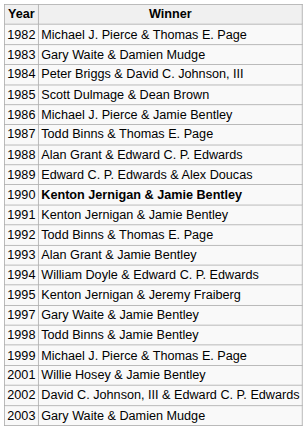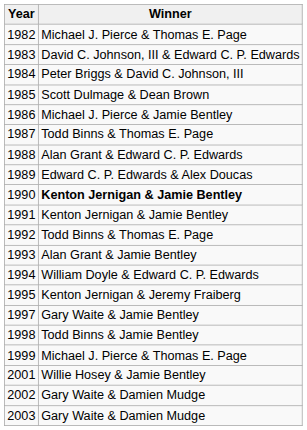(123, 54) Gary Waite & Damien Mudge -> (170, 54) David C. Johnson, III & Edward C. P. Edwards
(170, 395) David C. Johnson, III & Edward C. P. Edwards -> (123, 395) Gary Waite & Damien Mudge
